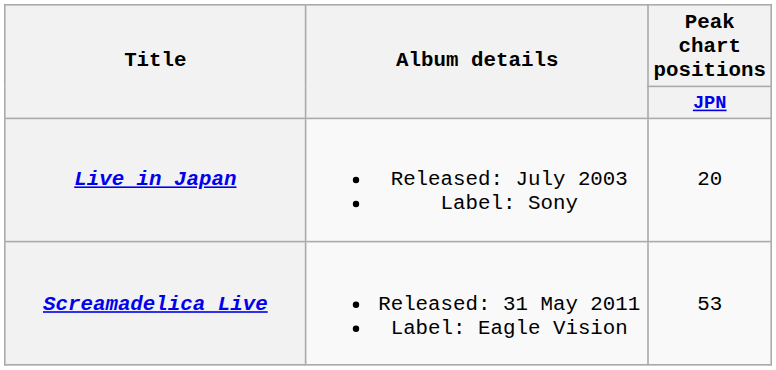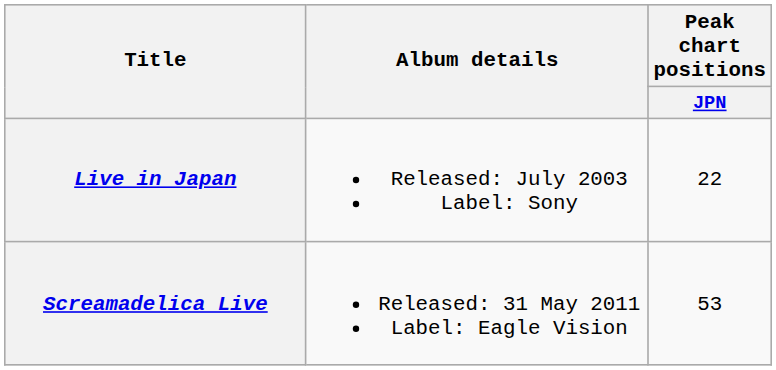(710, 180) 20 -> (710, 180) 22
